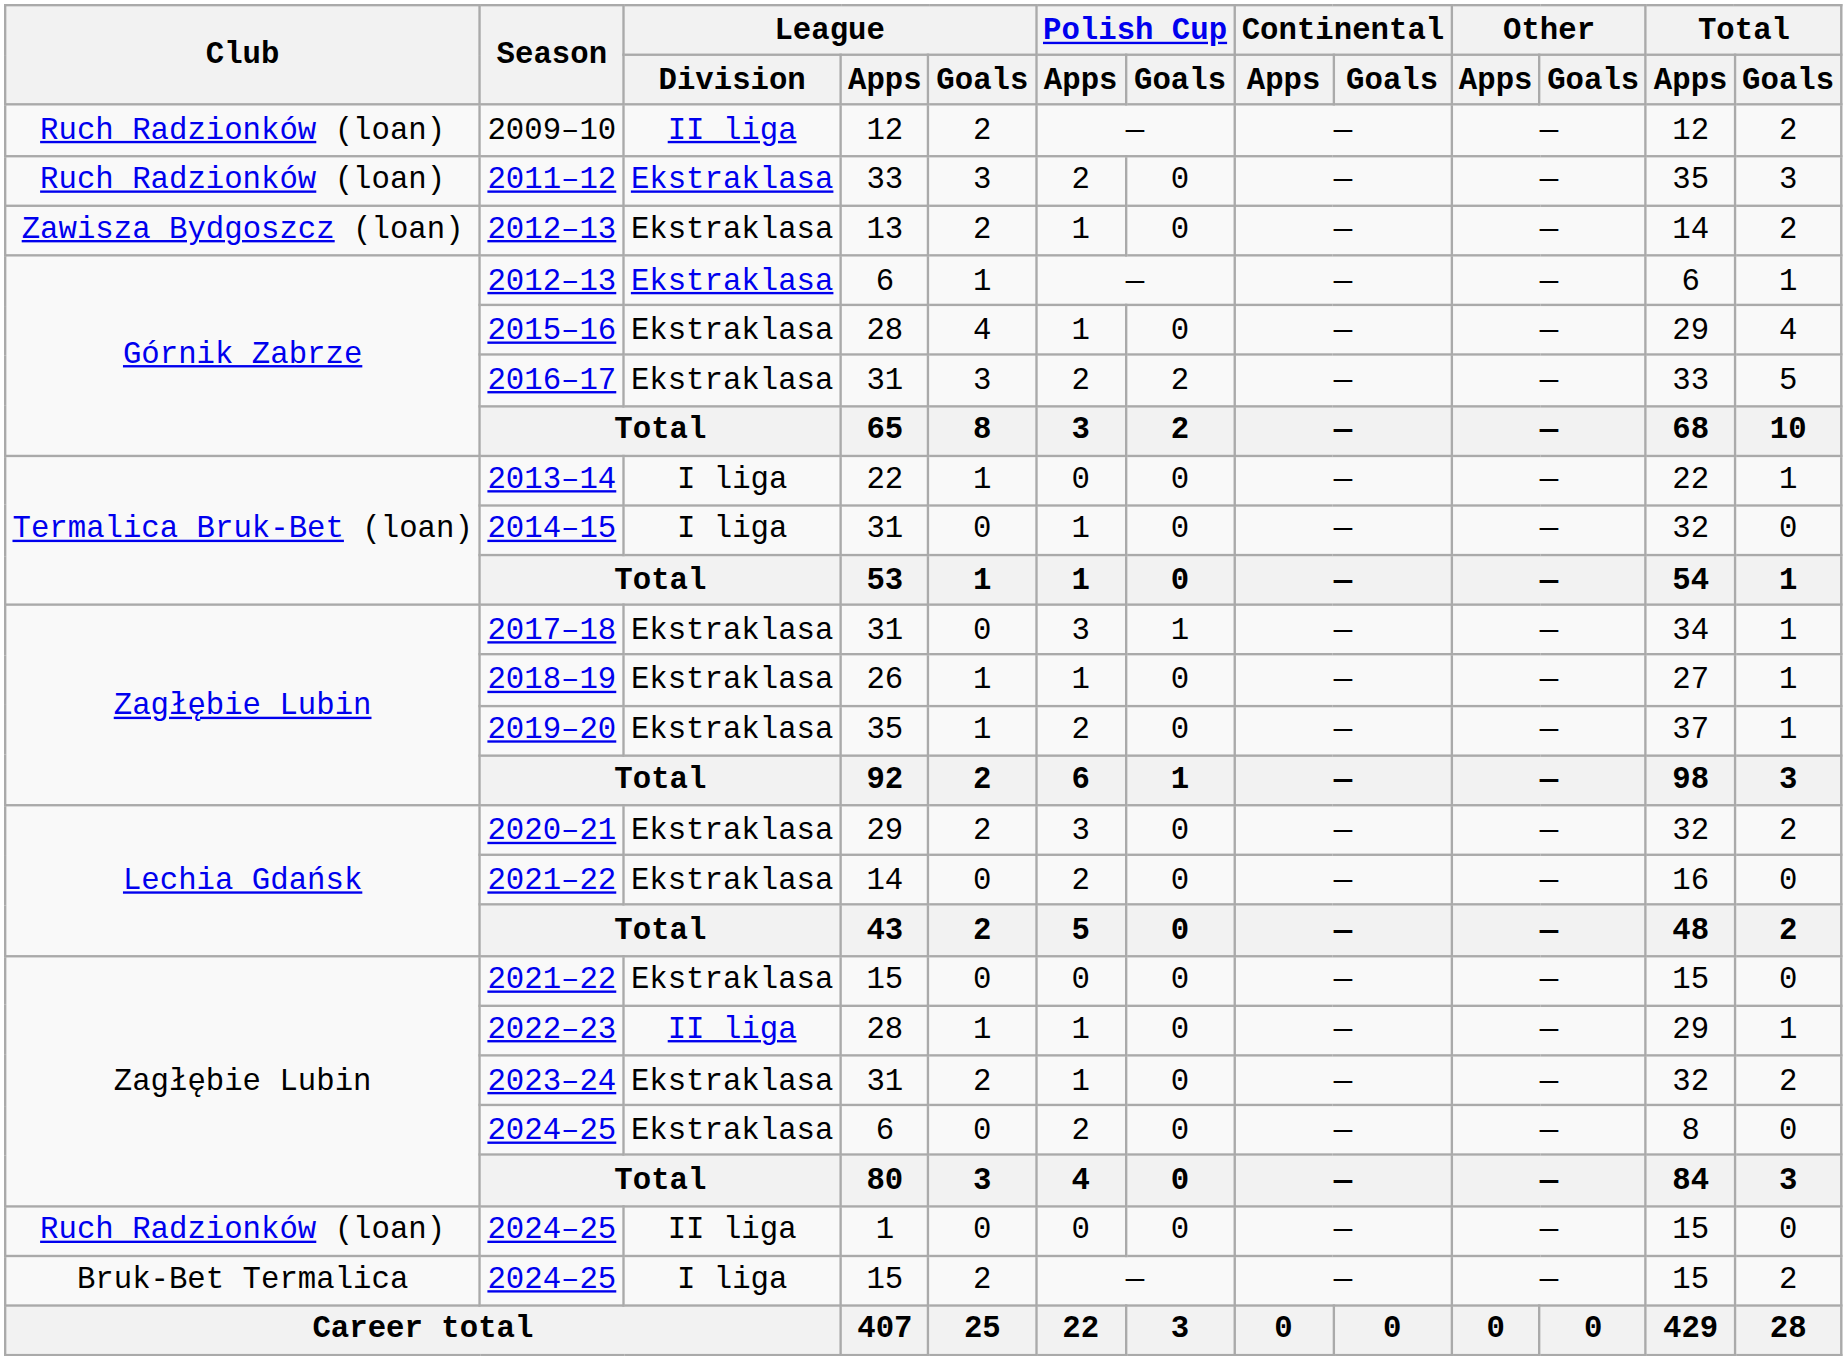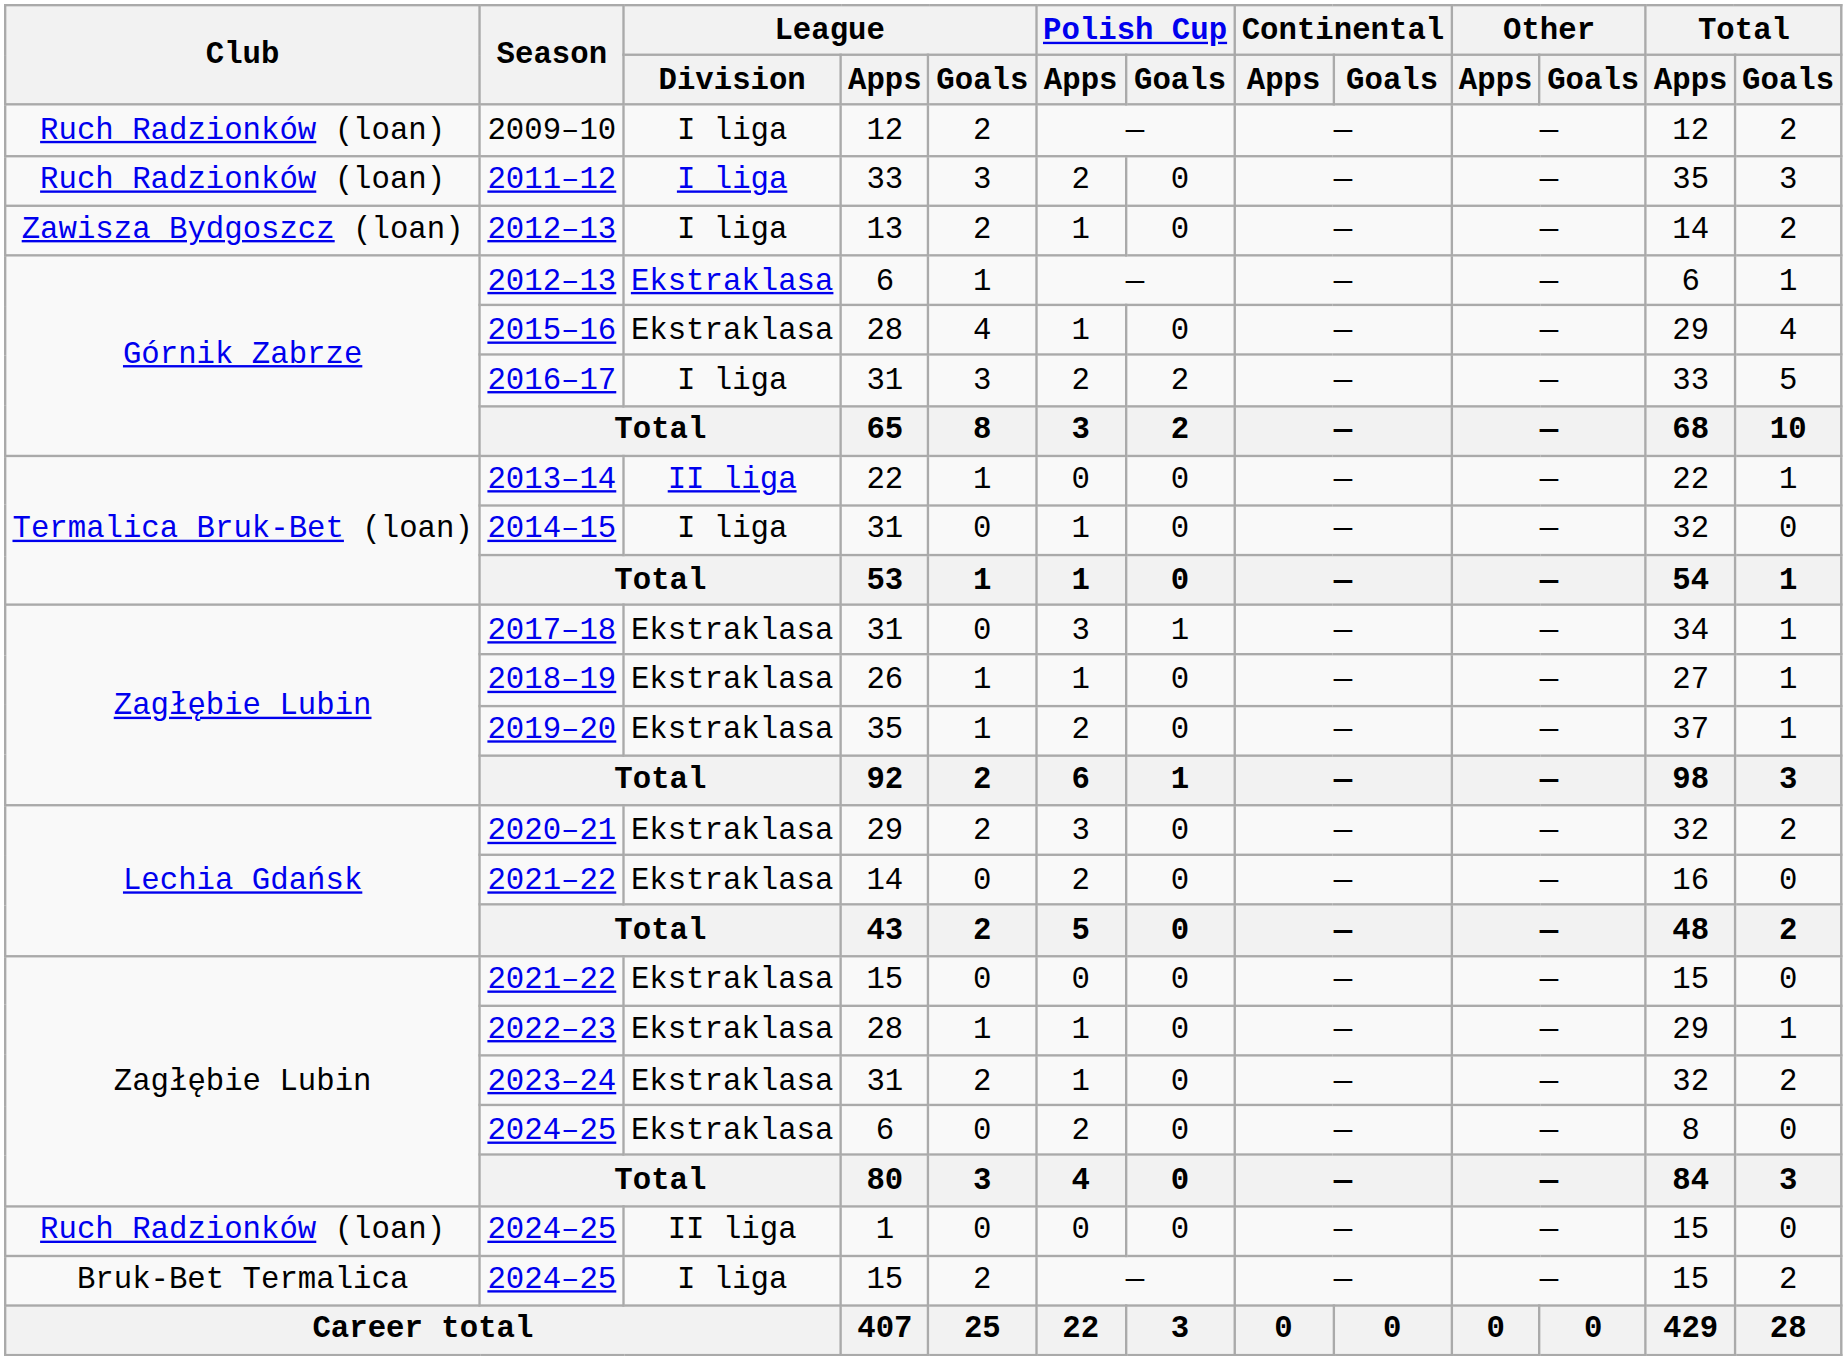(732, 130) II liga -> (732, 130) I liga
(732, 180) Ekstraklasa -> (732, 180) I liga
(732, 230) Ekstraklasa -> (732, 230) I liga
(732, 380) Ekstraklasa -> (732, 380) I liga
(732, 480) I liga -> (732, 480) II liga
(732, 1030) II liga -> (732, 1030) Ekstraklasa
